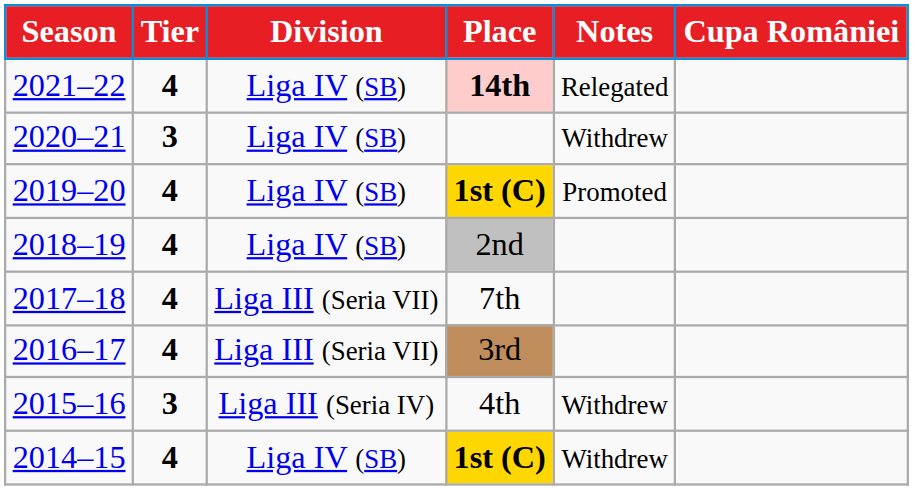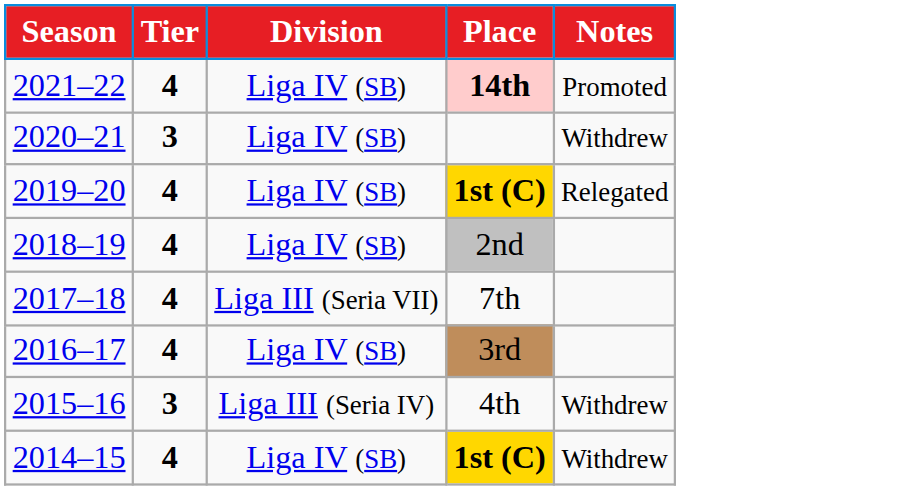- column: (791, 31)
(615, 86) Relegated -> (615, 86) Promoted
(615, 193) Promoted -> (615, 193) Relegated
(326, 350) Liga III (Seria VII) -> (326, 350) Liga IV (SB)
